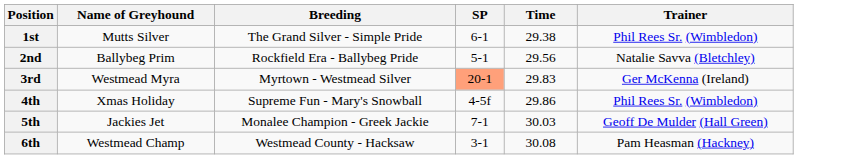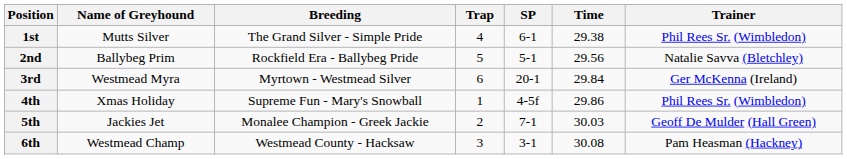+ column: (480, 15)
(480, 79) lightsalmon background -> (528, 79) no background
(541, 79) 29.83 -> (589, 79) 29.84
